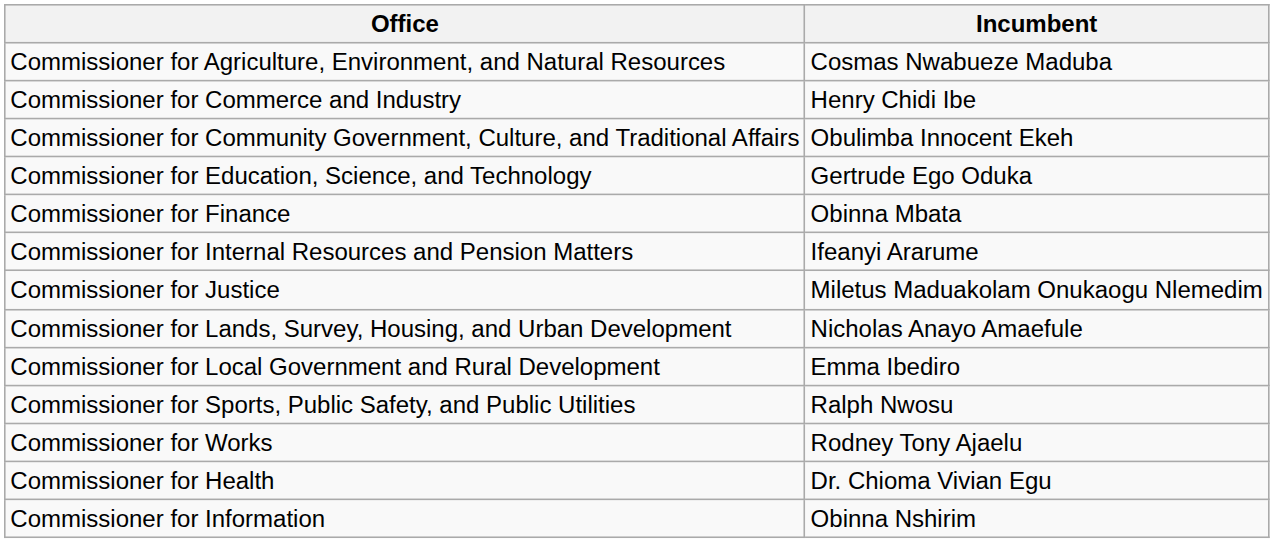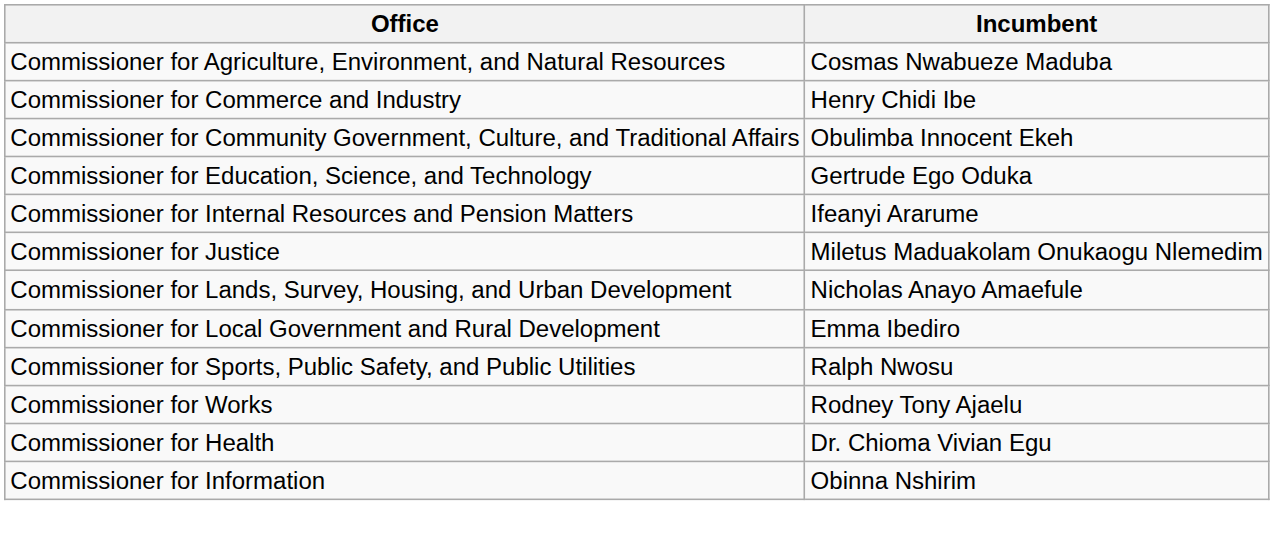- row: (150, 214)
